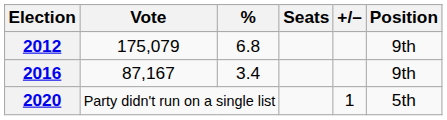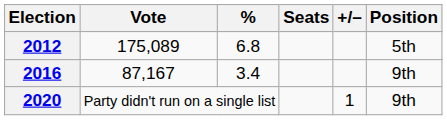(148, 45) 175,079 -> (148, 45) 175,089
(404, 45) 9th -> (404, 45) 5th
(404, 100) 5th -> (404, 100) 9th
